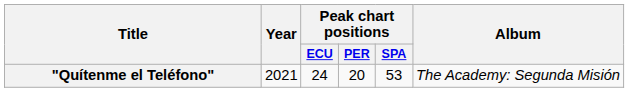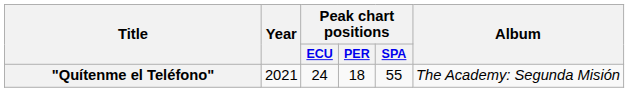(357, 75) 20 -> (357, 75) 18
(394, 75) 53 -> (394, 75) 55
